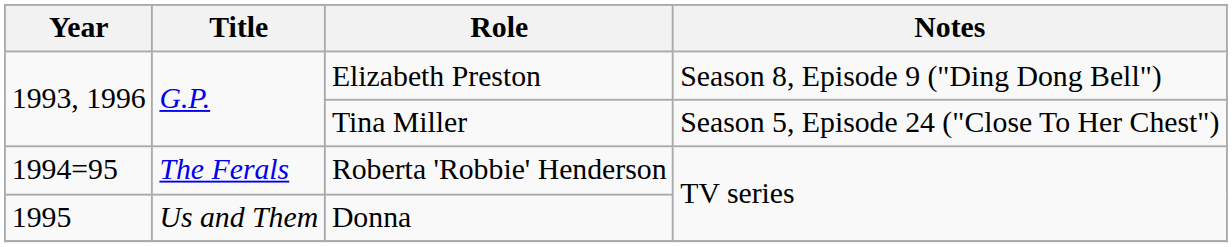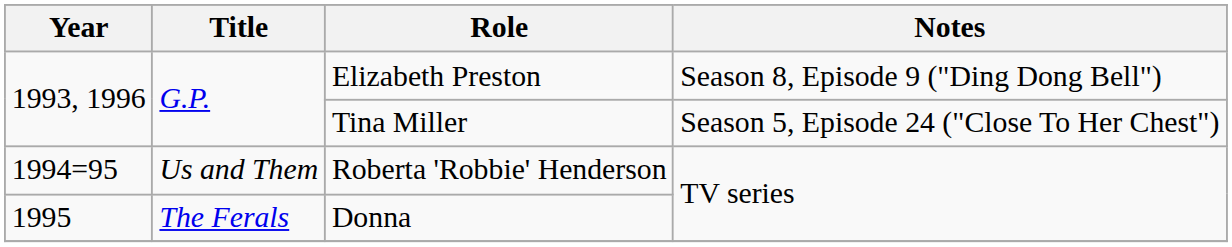(224, 169) The Ferals -> (239, 169) Us and Them
(239, 216) Us and Them -> (224, 216) The Ferals
